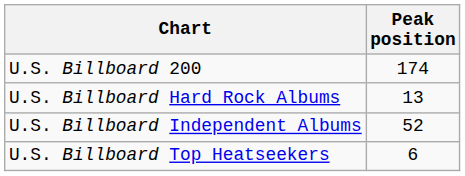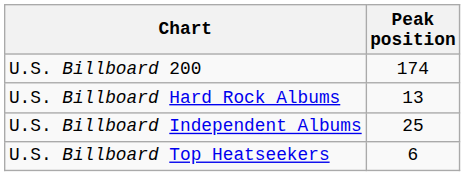(413, 127) 52 -> (413, 127) 25
